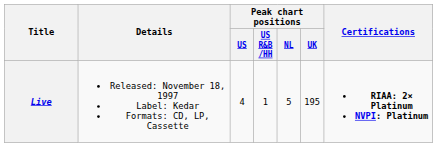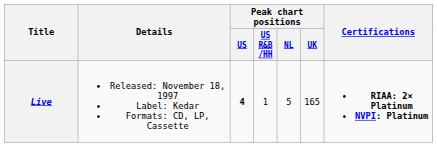(242, 101) normal -> (242, 101) bold
(312, 101) 195 -> (312, 101) 165
